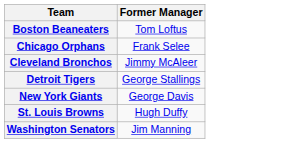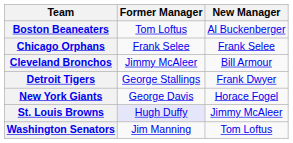+ column: (246, 12)
(161, 113) no background -> (161, 113) lavender background
